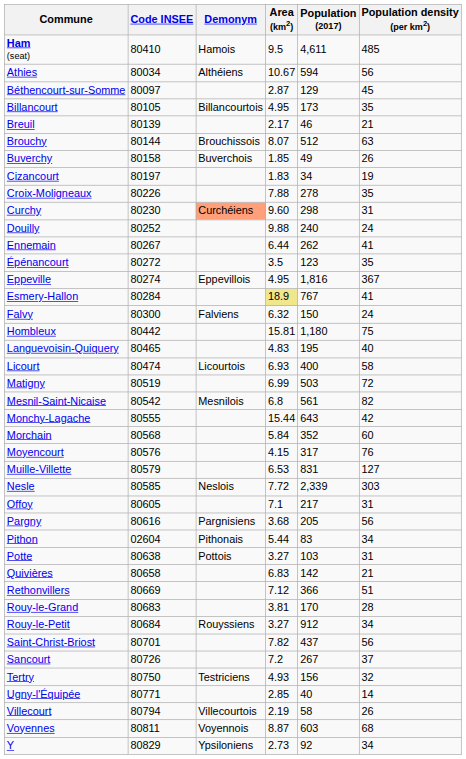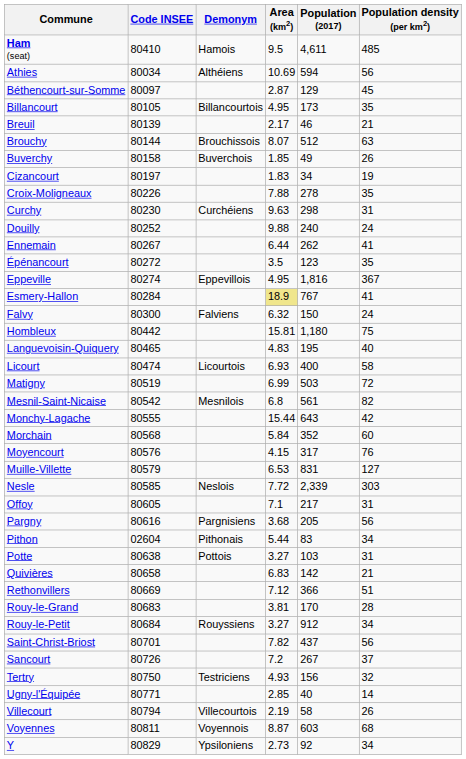(282, 73) 10.67 -> (282, 73) 10.69
(226, 211) lightsalmon background -> (226, 211) no background
(279, 211) 9.60 -> (279, 211) 9.63
